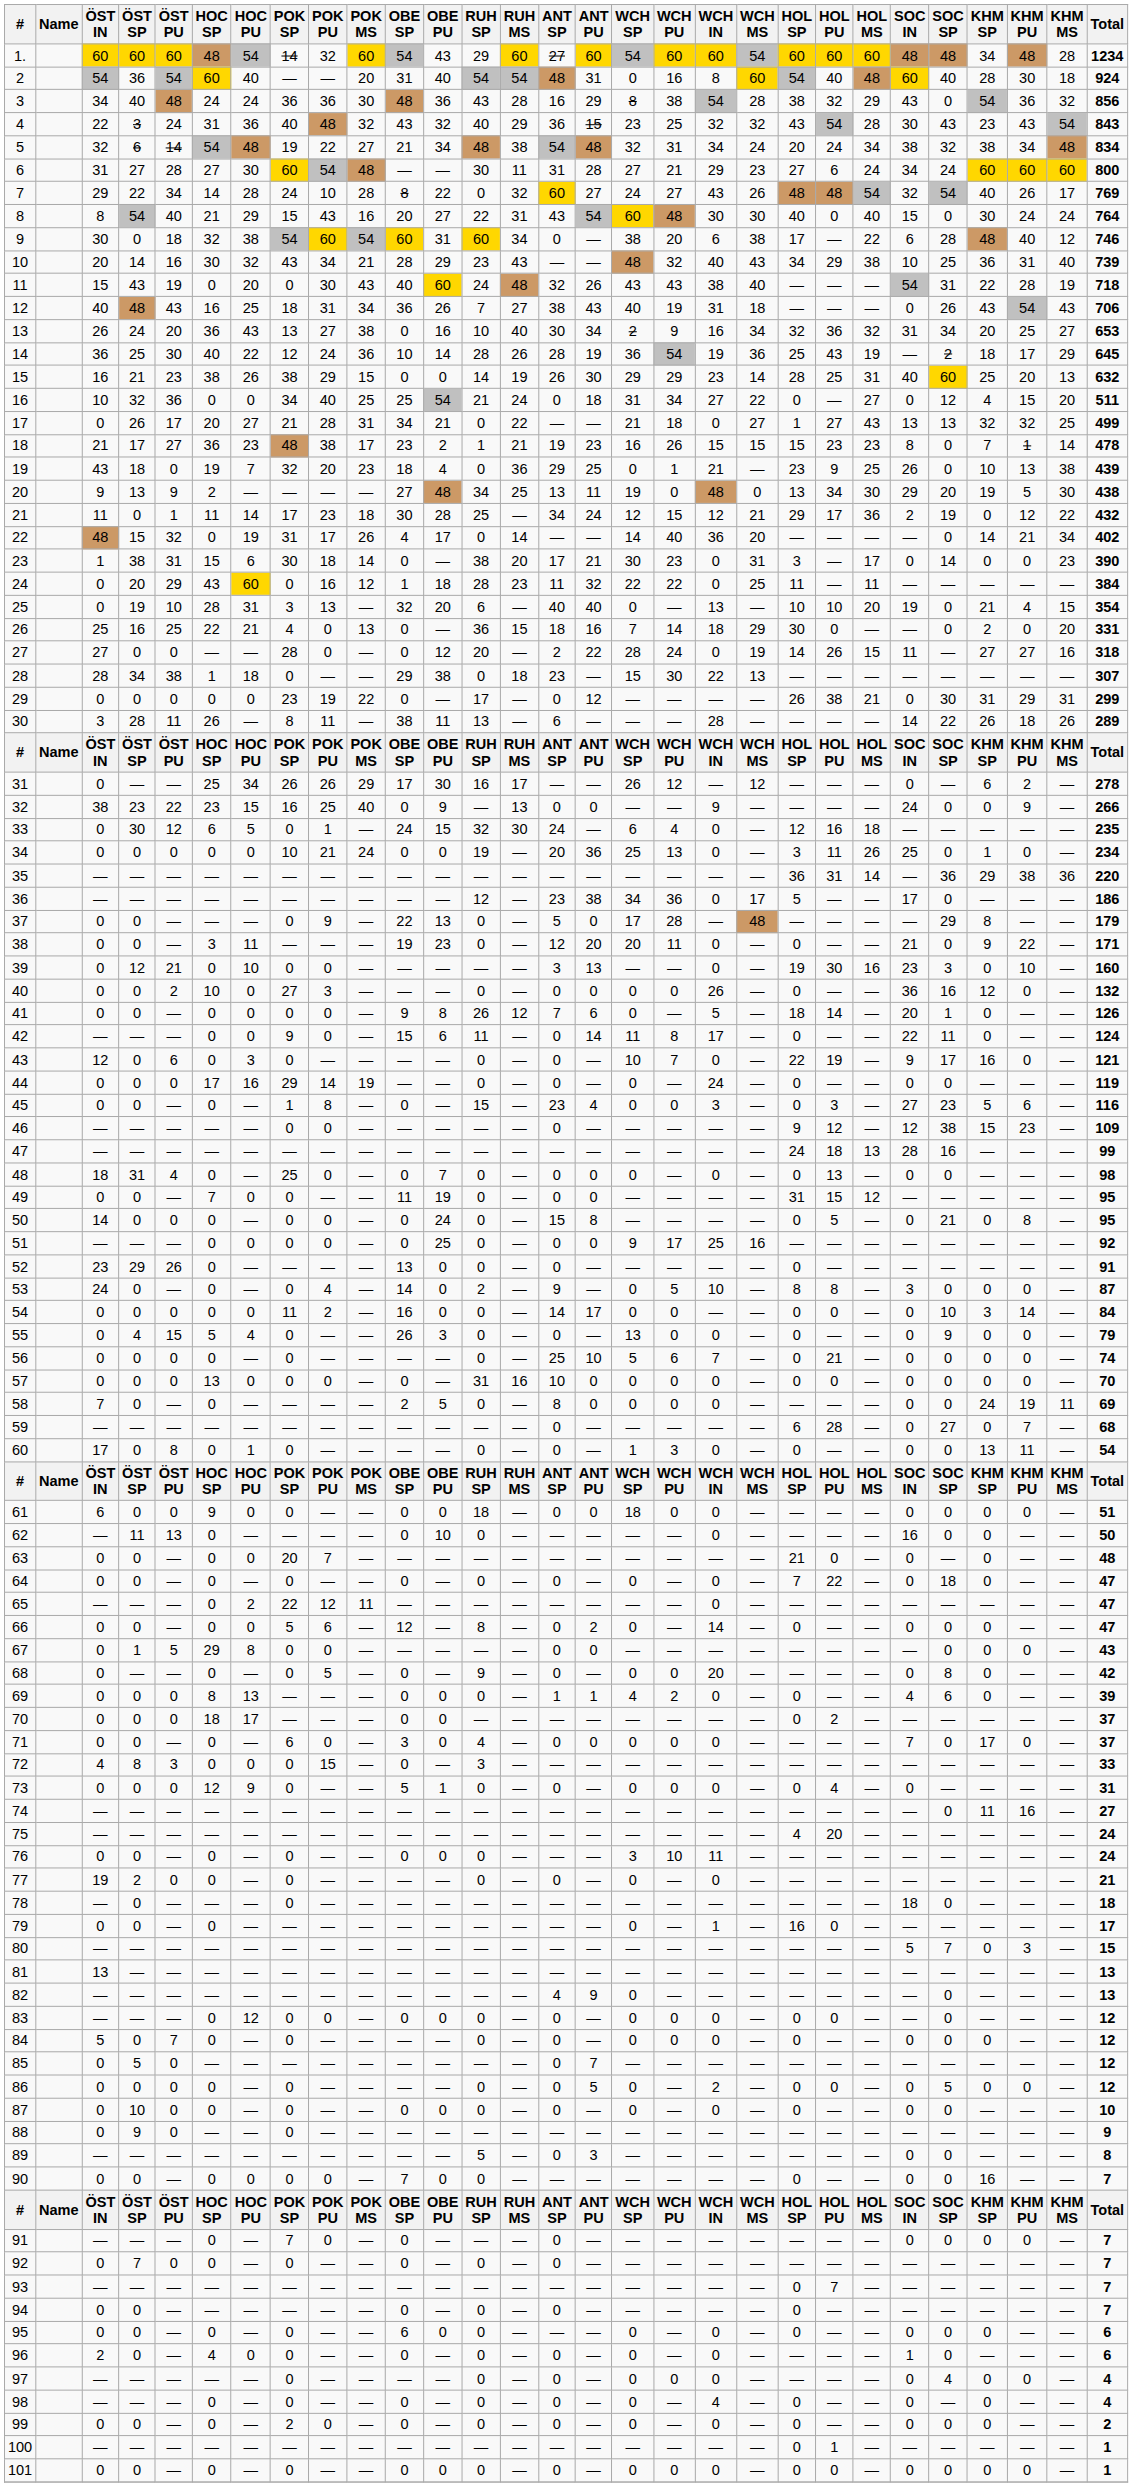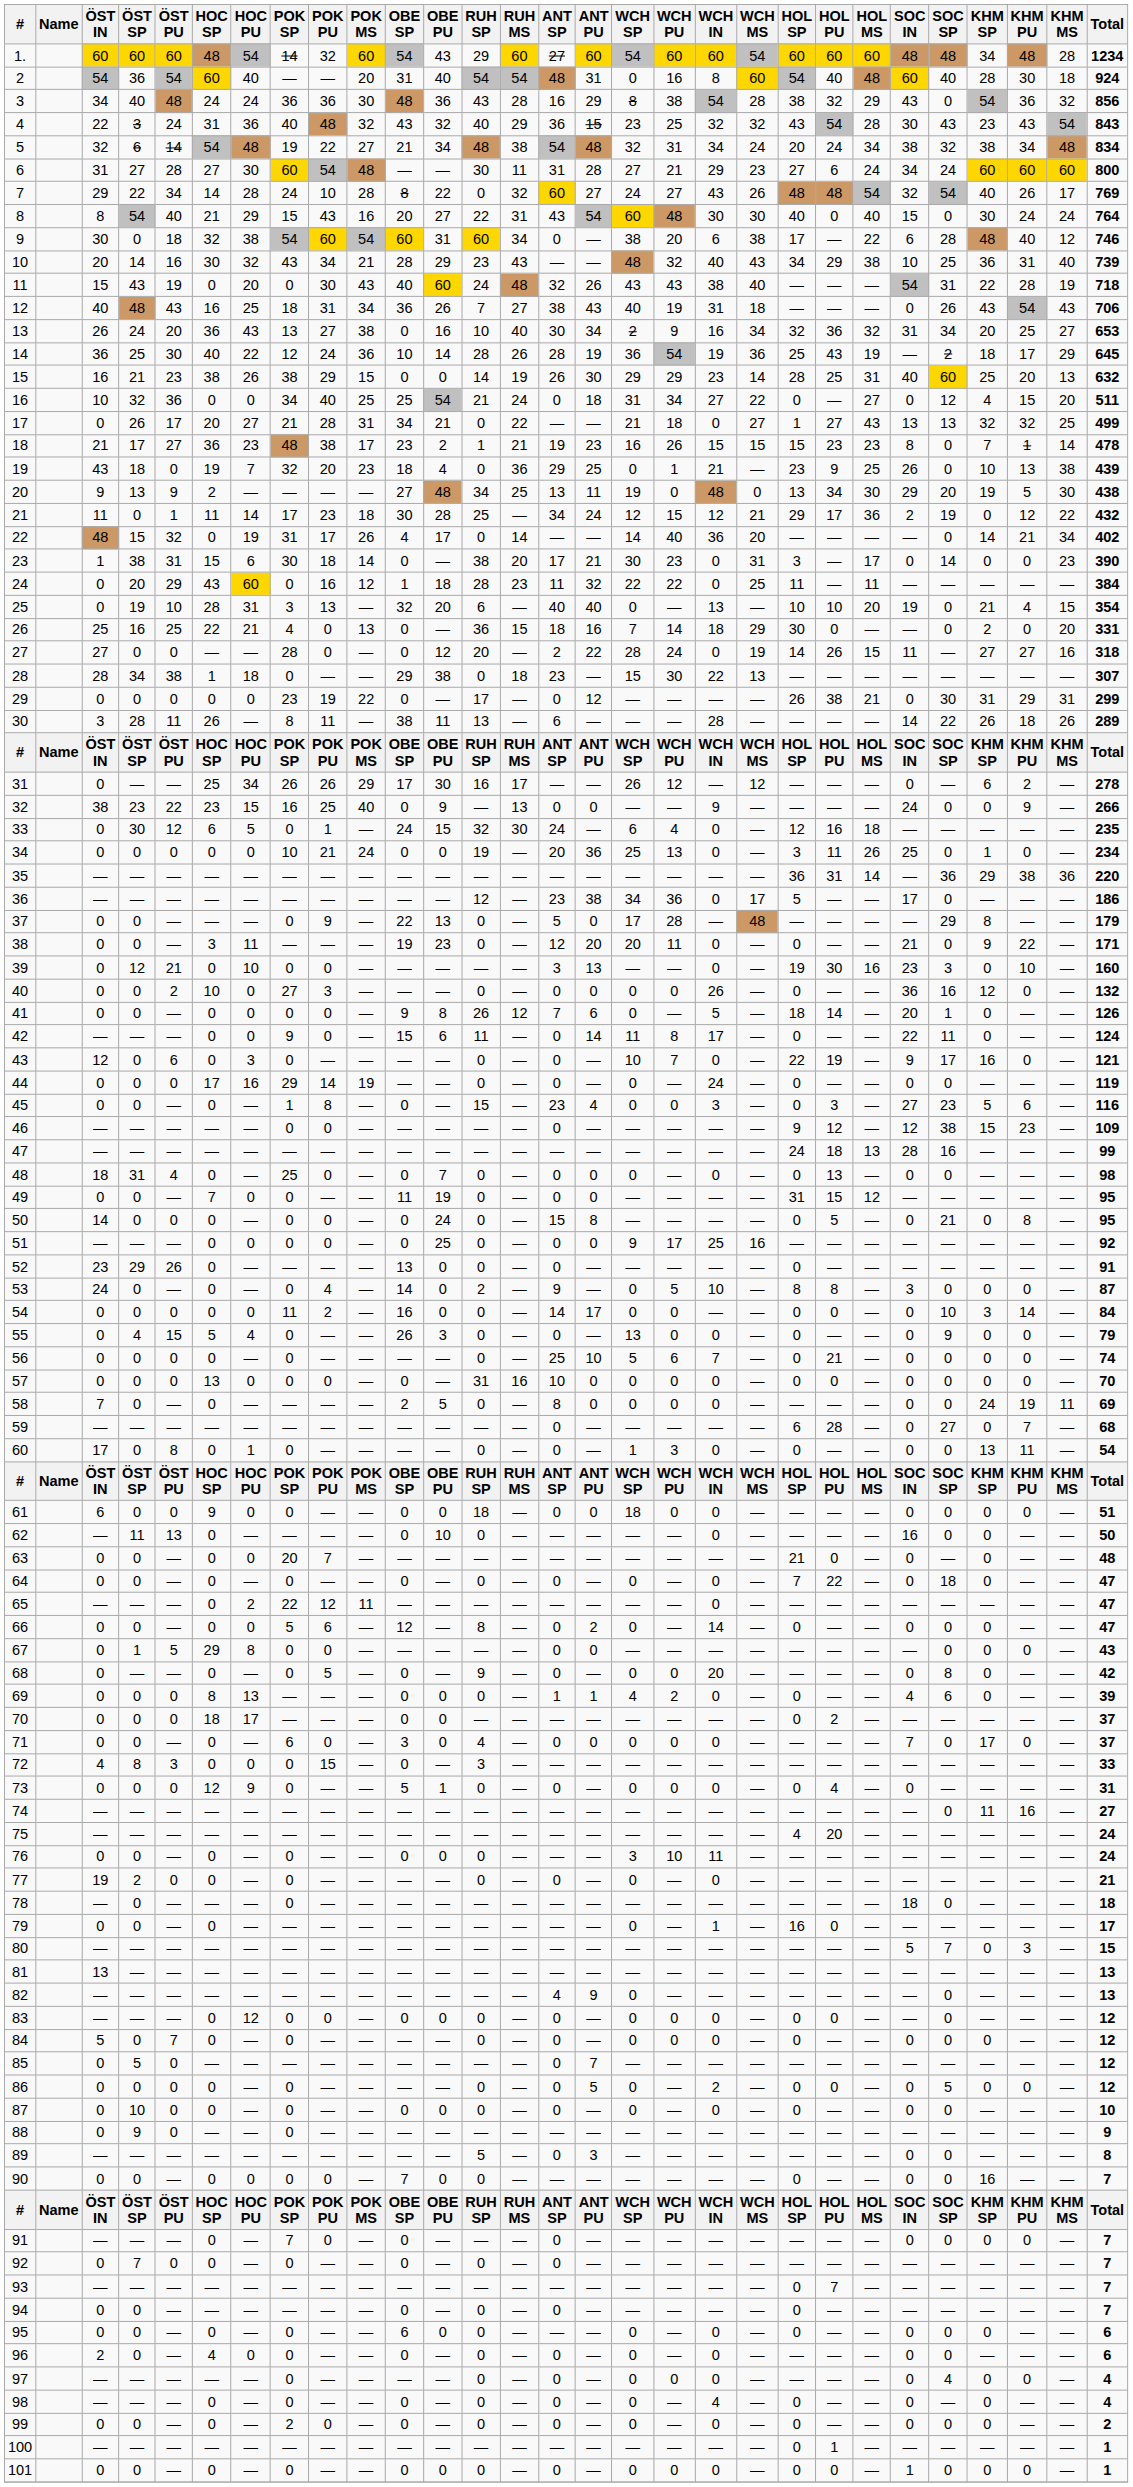(910, 2356) 1 -> (910, 2356) 0
(910, 2471) 0 -> (910, 2471) 1
